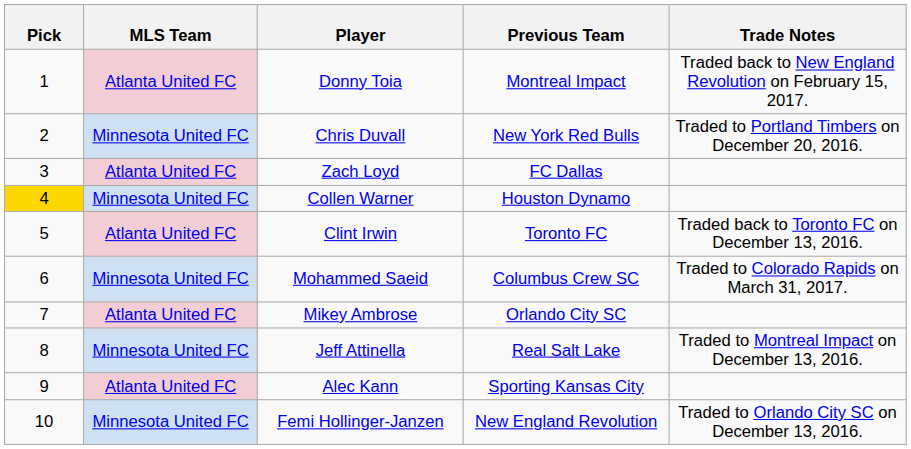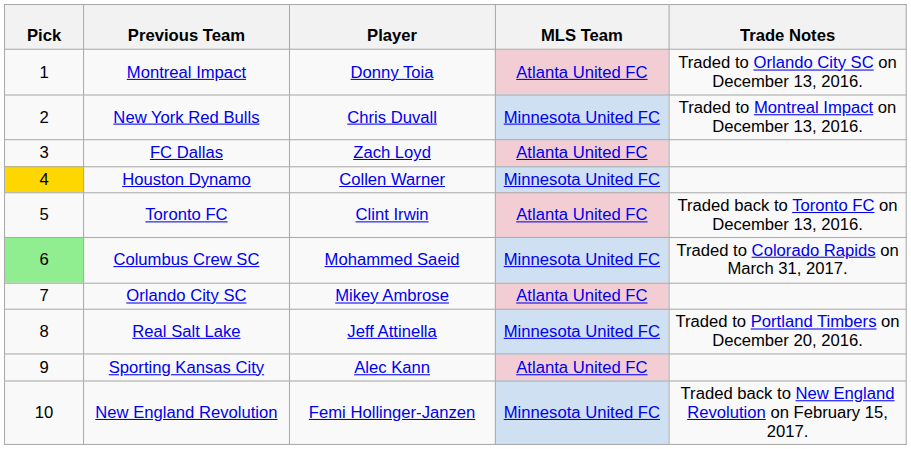columns swapped: (171, 36) <-> (566, 36)
(788, 81) Traded back to New England Revolution on February 15, 2017. -> (788, 72) Traded to Orlando City SC on December 13, 2016.
(788, 135) Traded to Portland Timbers on December 20, 2016. -> (788, 117) Traded to Montreal Impact on December 13, 2016.
(44, 278) no background -> (44, 260) lightgreen background
(788, 350) Traded to Montreal Impact on December 13, 2016. -> (788, 331) Traded to Portland Timbers on December 20, 2016.
(788, 421) Traded to Orlando City SC on December 13, 2016. -> (788, 412) Traded back to New England Revolution on February 15, 2017.
